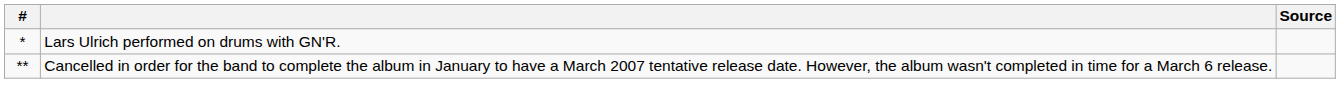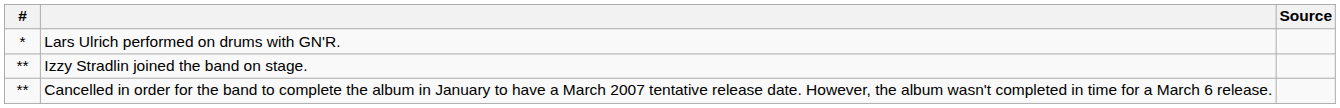+ row: (176, 66)
